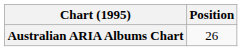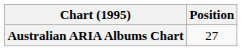(212, 35) 26 -> (212, 35) 27
